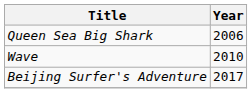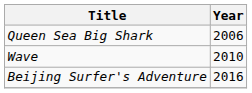(228, 77) 2017 -> (228, 77) 2016
